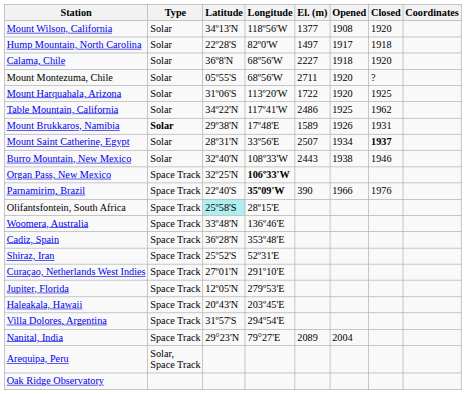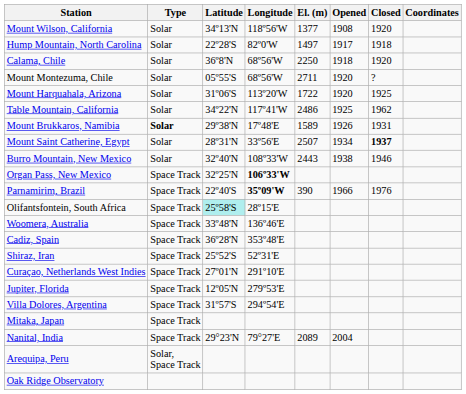(308, 61) 2227 -> (308, 61) 2250
- row: (44, 304)
+ row: (35, 321)
